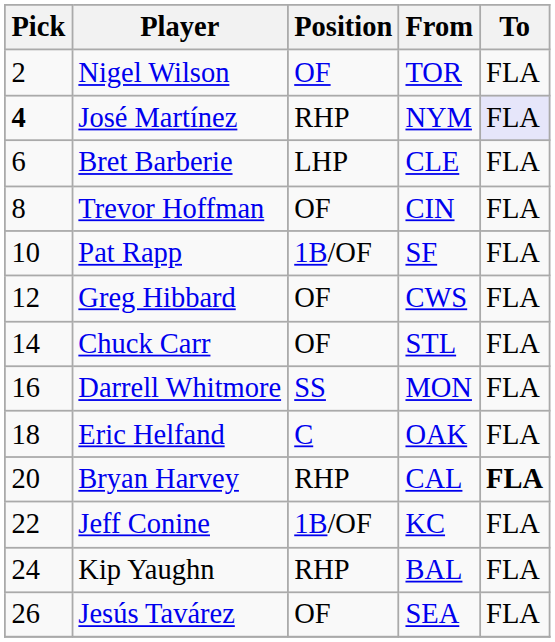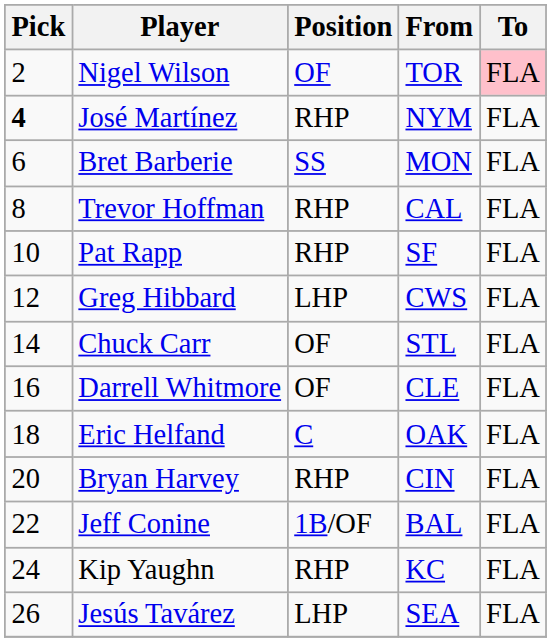(513, 72) no background -> (513, 72) pink background
(513, 117) lavender background -> (513, 117) no background
(321, 162) LHP -> (310, 162) SS
(432, 162) CLE -> (439, 162) MON
(312, 207) OF -> (322, 207) RHP
(430, 207) CIN -> (434, 207) CAL
(333, 252) 1B/OF -> (322, 252) RHP
(312, 298) OF -> (321, 298) LHP
(310, 388) SS -> (312, 388) OF
(439, 388) MON -> (432, 388) CLE
(434, 478) CAL -> (430, 478) CIN
(515, 478) bold -> (513, 478) normal
(425, 523) KC -> (434, 523) BAL
(434, 569) BAL -> (425, 569) KC
(312, 614) OF -> (321, 614) LHP
